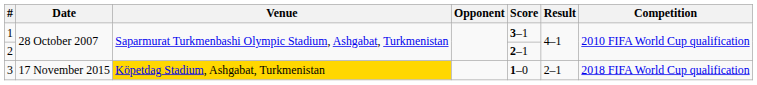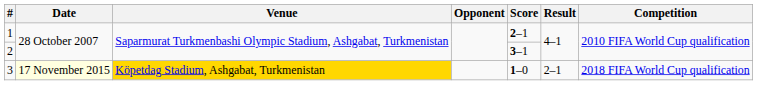(519, 32) 3–1 -> (519, 32) 2–1
(519, 51) 2–1 -> (519, 51) 3–1
(64, 70) no background -> (64, 70) lightyellow background
